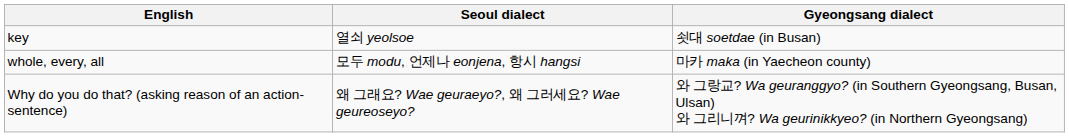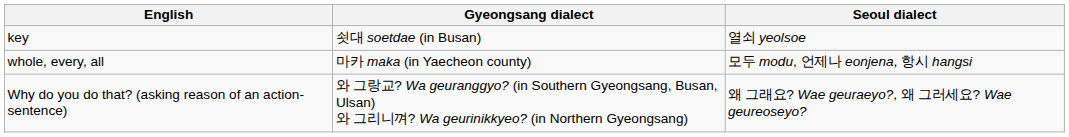columns swapped: (503, 15) <-> (868, 15)
